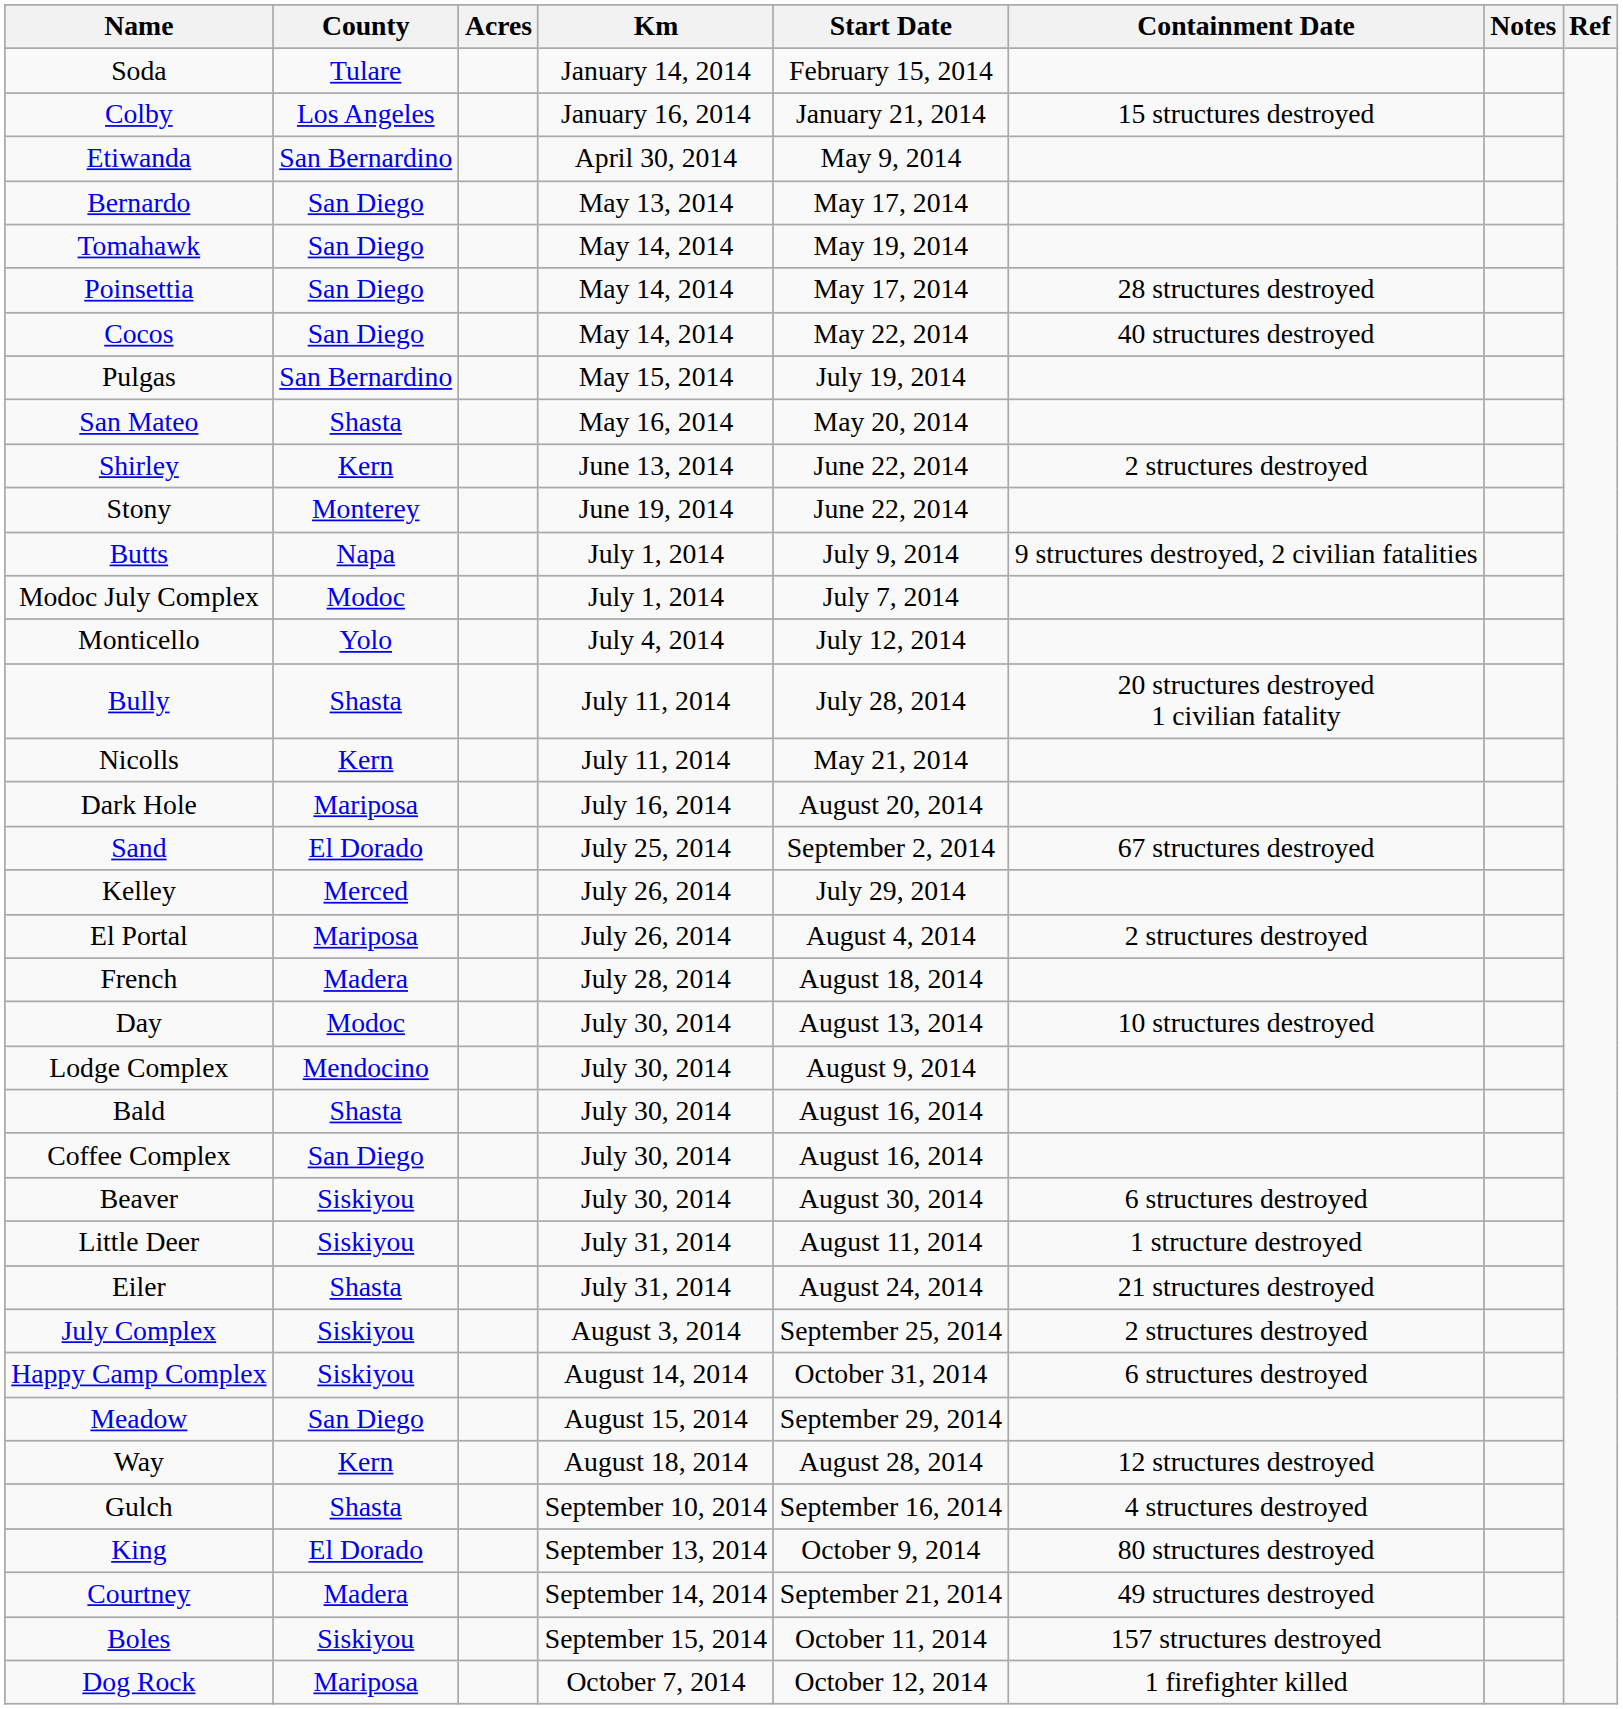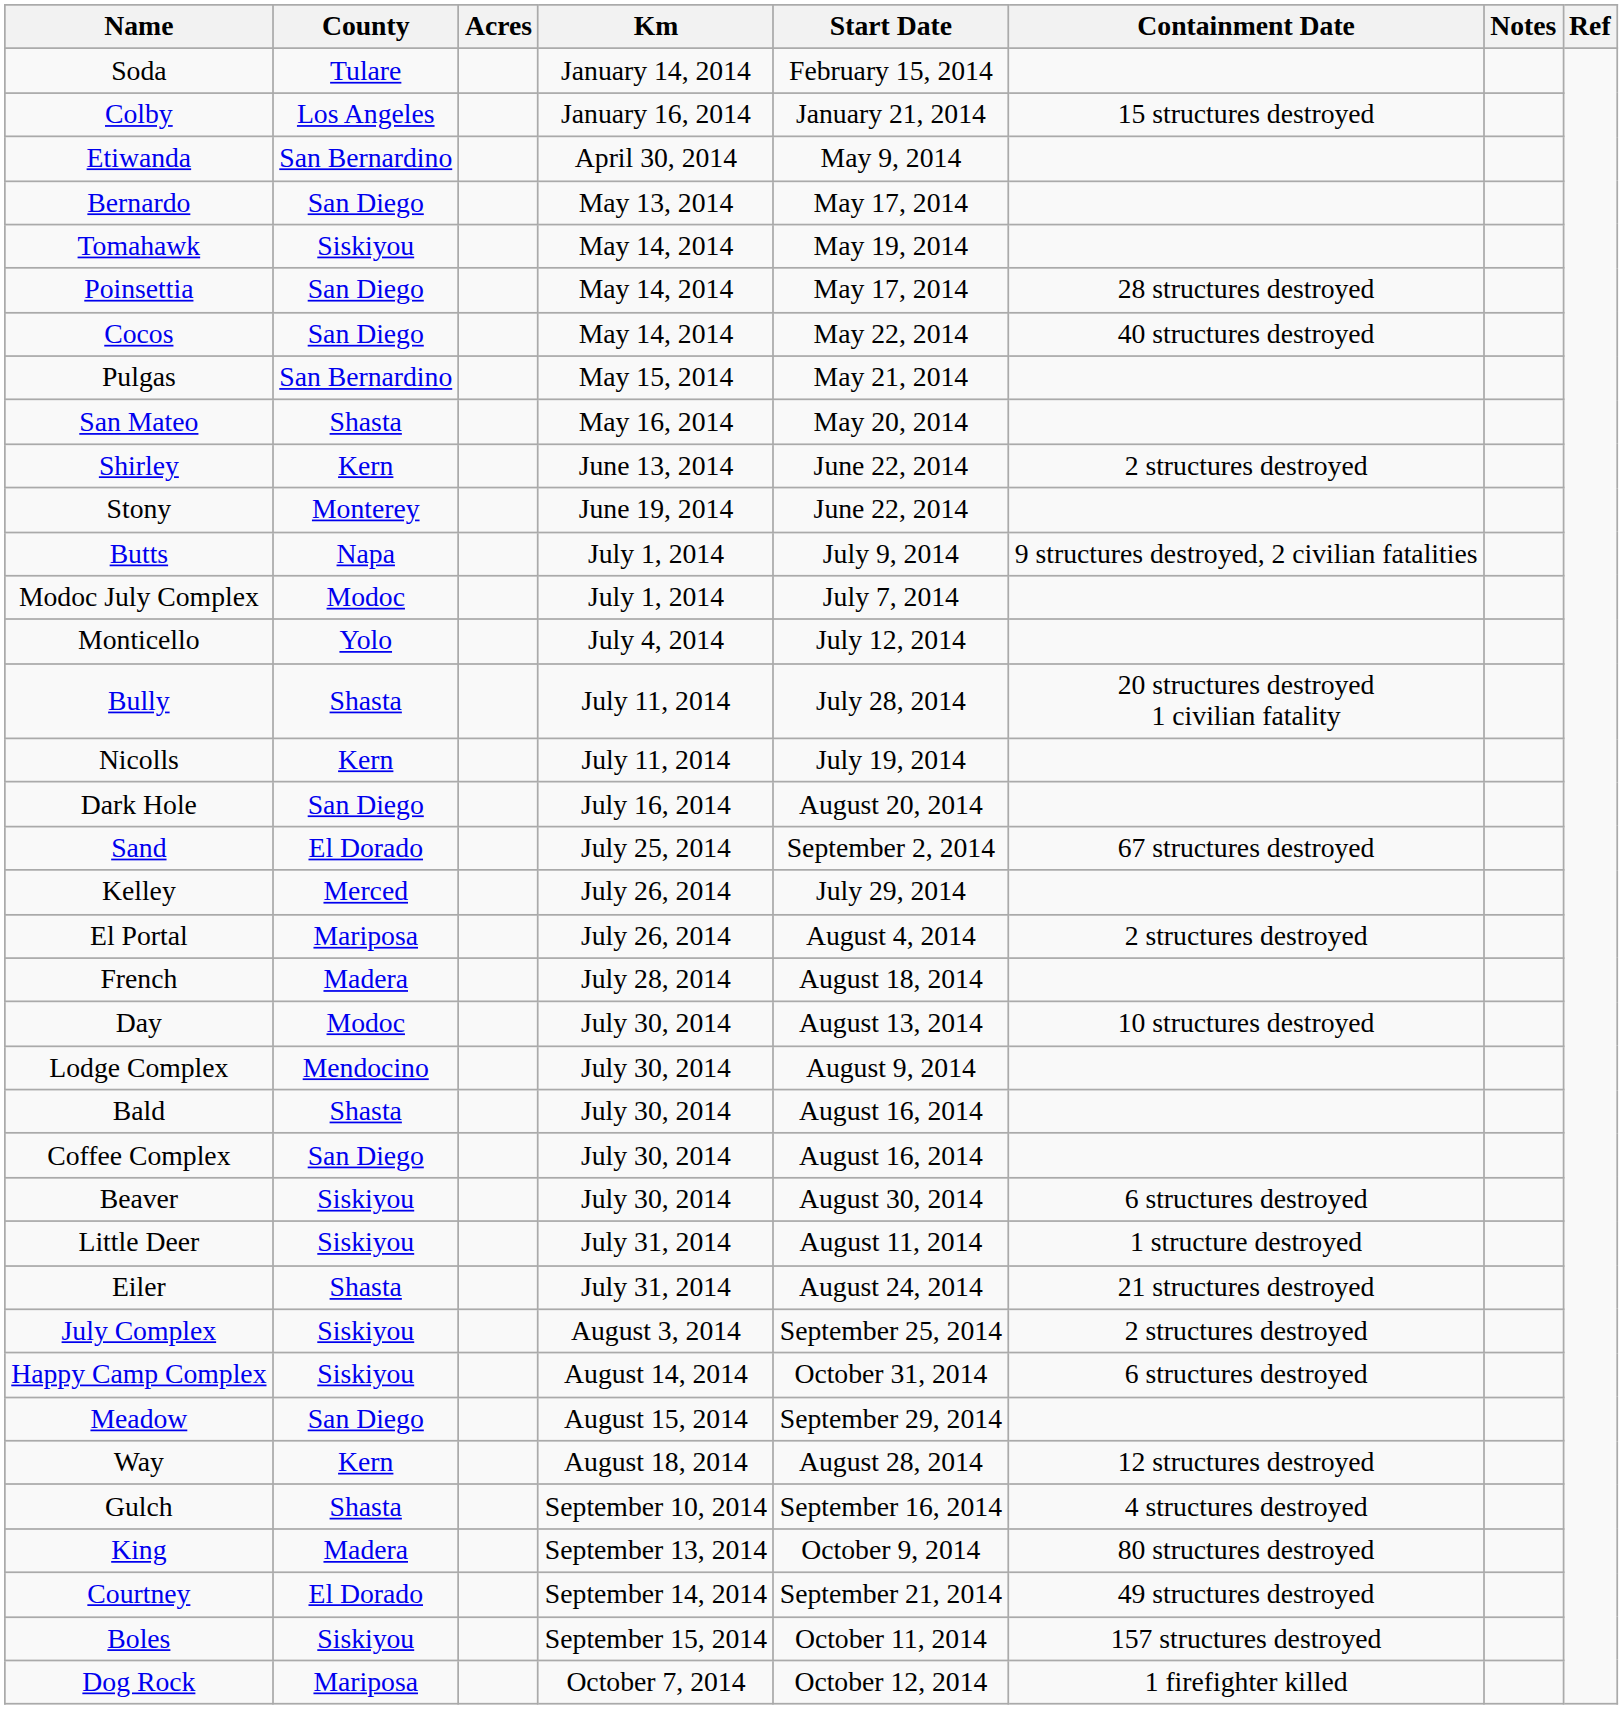(366, 245) San Diego -> (366, 245) Siskiyou
(891, 377) July 19, 2014 -> (891, 377) May 21, 2014
(891, 759) May 21, 2014 -> (891, 759) July 19, 2014
(366, 803) Mariposa -> (366, 803) San Diego
(366, 1550) El Dorado -> (366, 1550) Madera
(366, 1594) Madera -> (366, 1594) El Dorado
